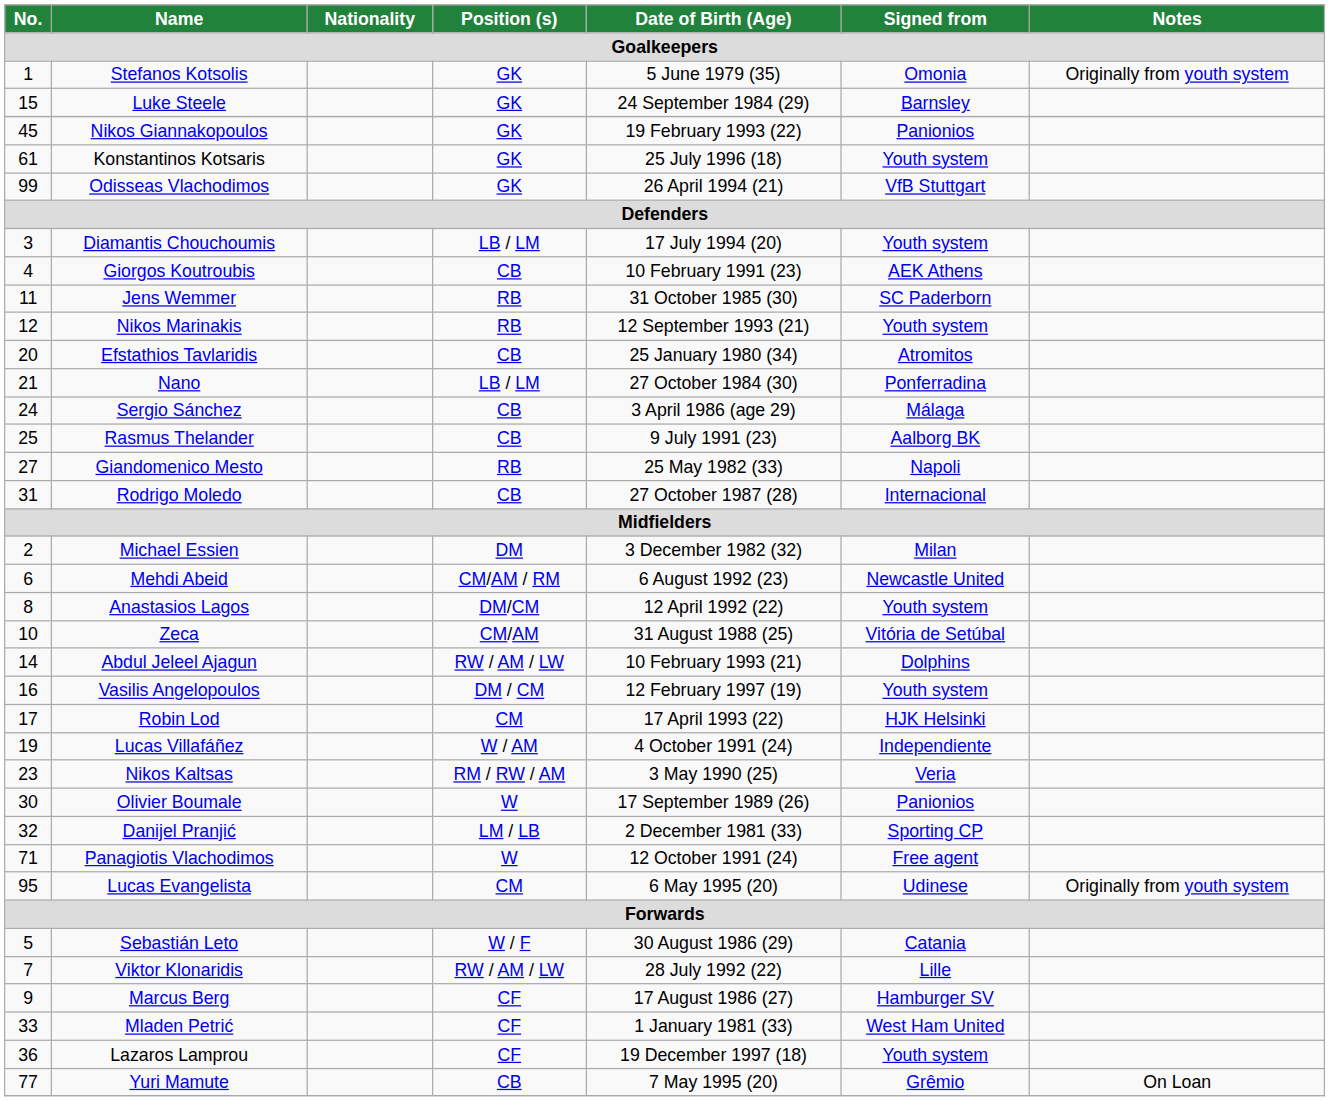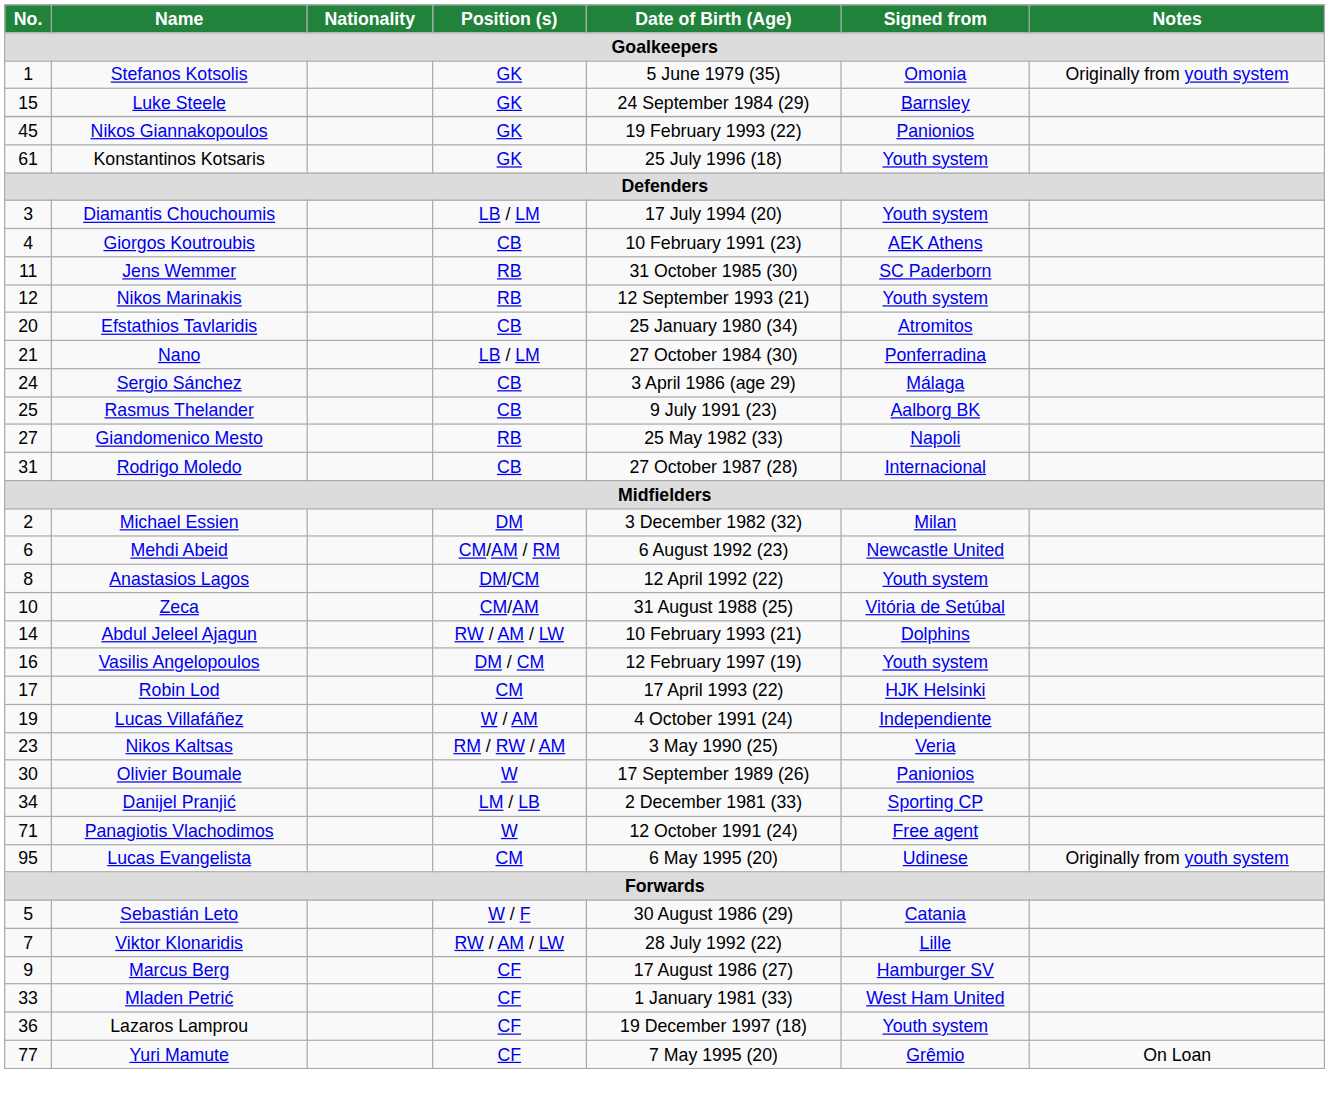- row: (179, 187)
(28, 830) 32 -> (28, 803) 34
(509, 1082) CB -> (509, 1054) CF
